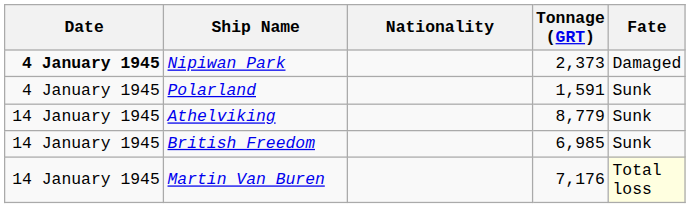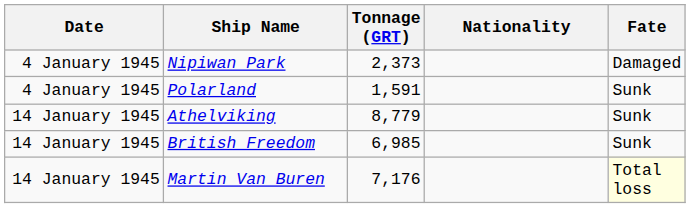columns swapped: (440, 27) <-> (570, 27)
(91, 64) bold -> (91, 64) normal
